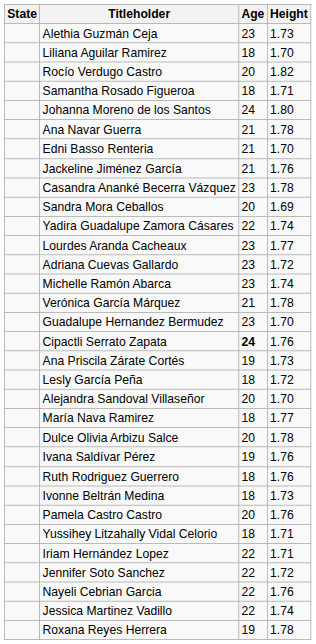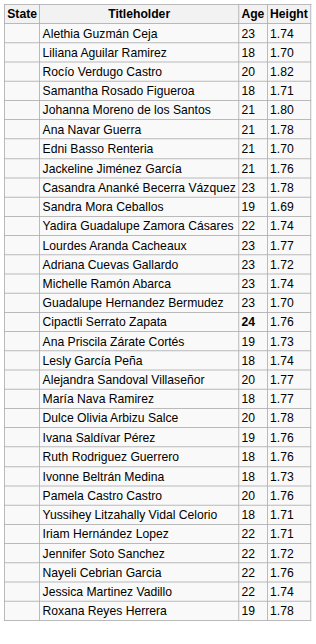(282, 33) 1.73 -> (282, 33) 1.74
(248, 110) 24 -> (248, 110) 21
(248, 207) 20 -> (248, 207) 19
- row: (111, 303)
(282, 380) 1.72 -> (282, 361) 1.74
(282, 399) 1.70 -> (282, 380) 1.77
